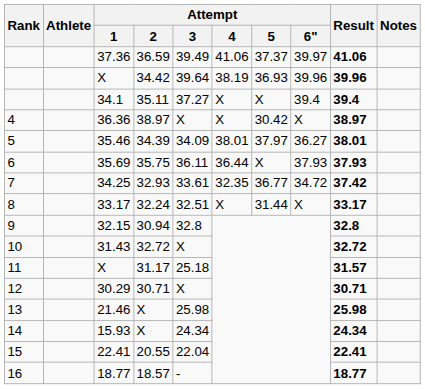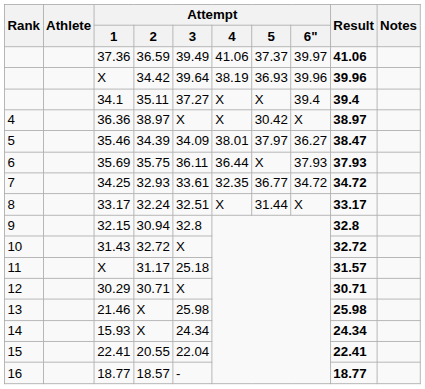(350, 141) 38.01 -> (350, 141) 38.47
(350, 183) 37.42 -> (350, 183) 34.72
